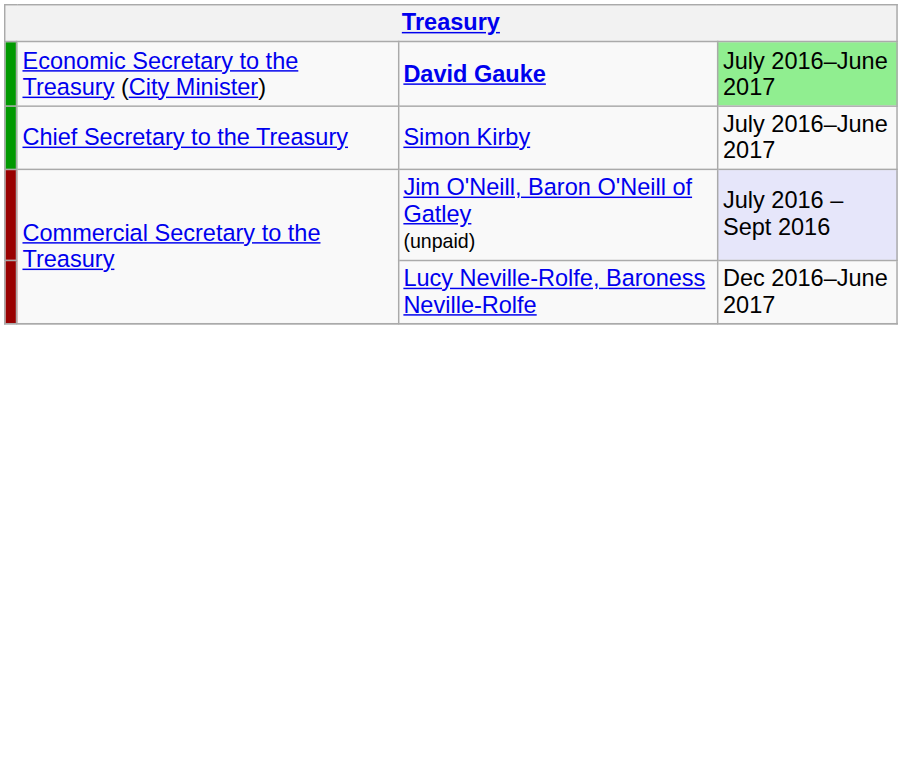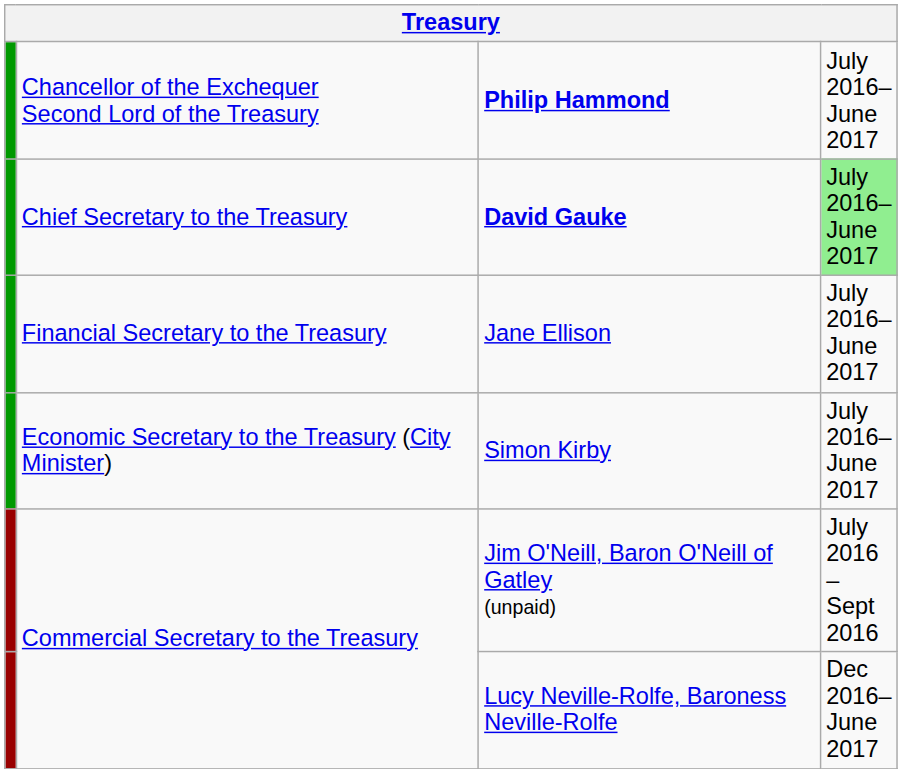+ row: (577, 100)
(160, 73) Economic Secretary to the Treasury (City Minister) -> (185, 216) Chief Secretary to the Treasury
+ row: (548, 333)
(185, 137) Chief Secretary to the Treasury -> (236, 450) Economic Secretary to the Treasury (City Minister)
(783, 214) lavender background -> (852, 580) no background
